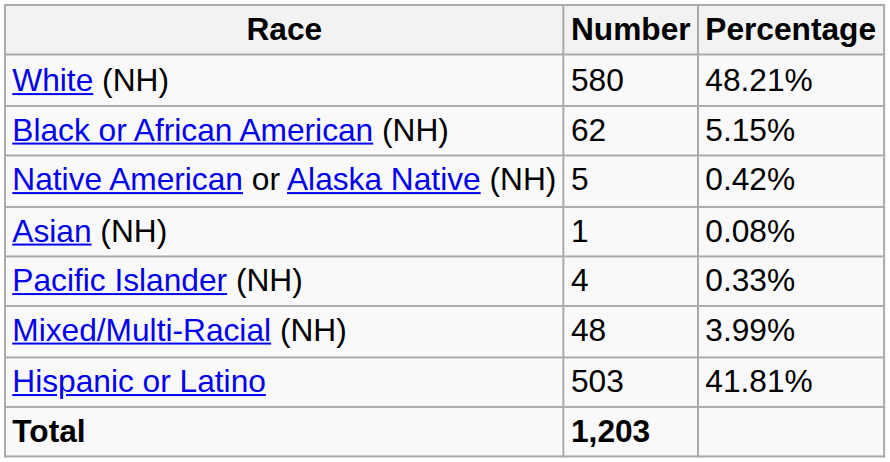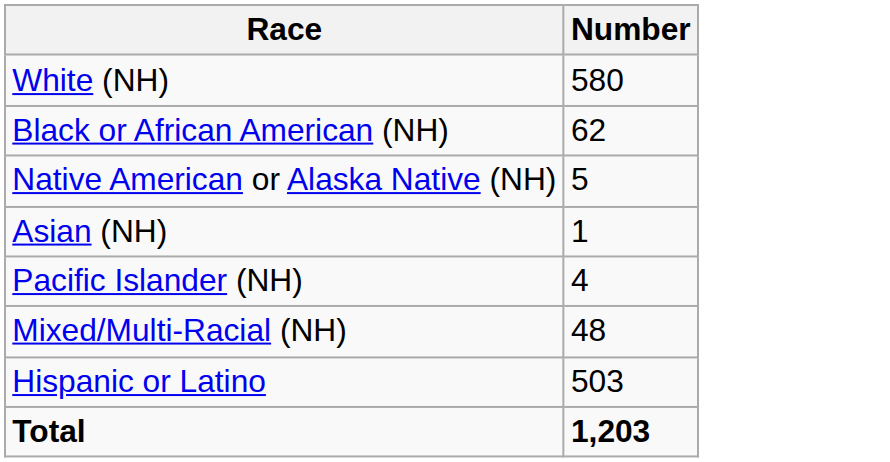- column: (791, 29)
